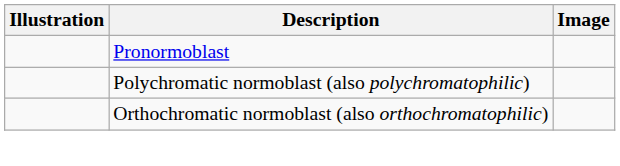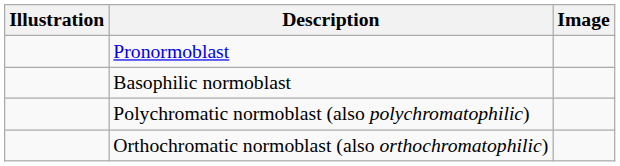+ row: (202, 82)
